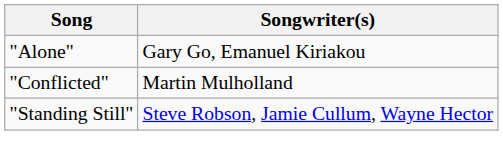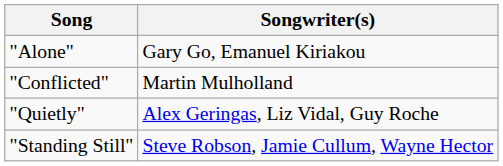+ row: (47, 113)
